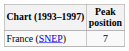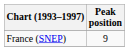(105, 38) 7 -> (105, 38) 9
